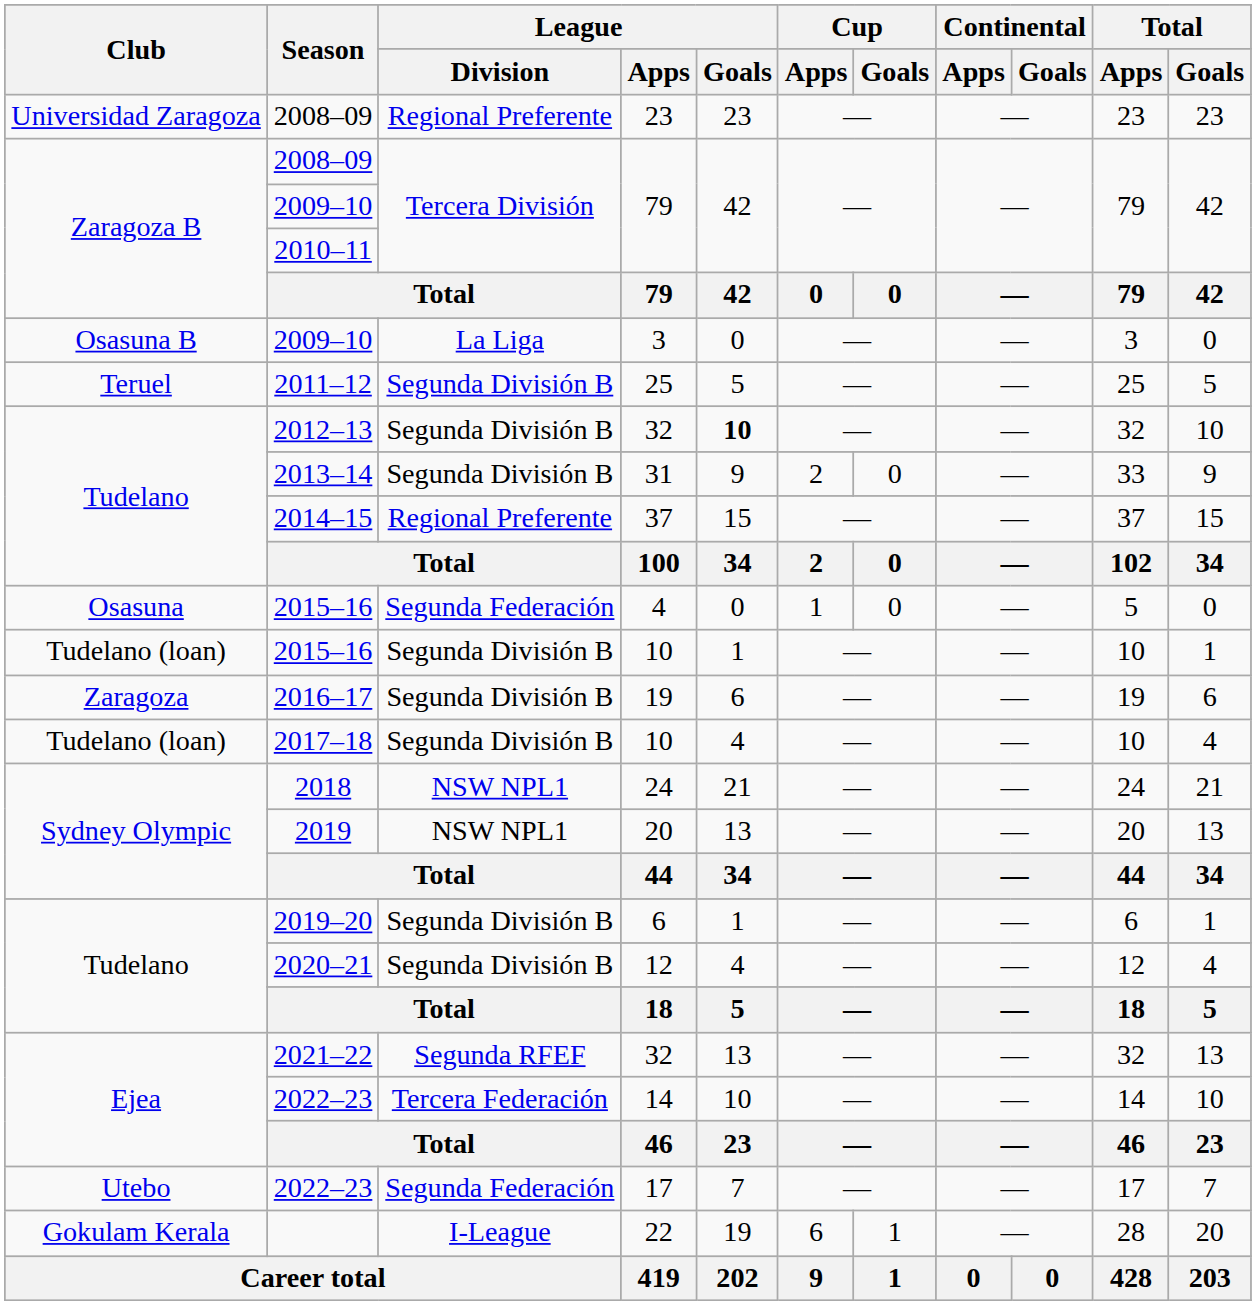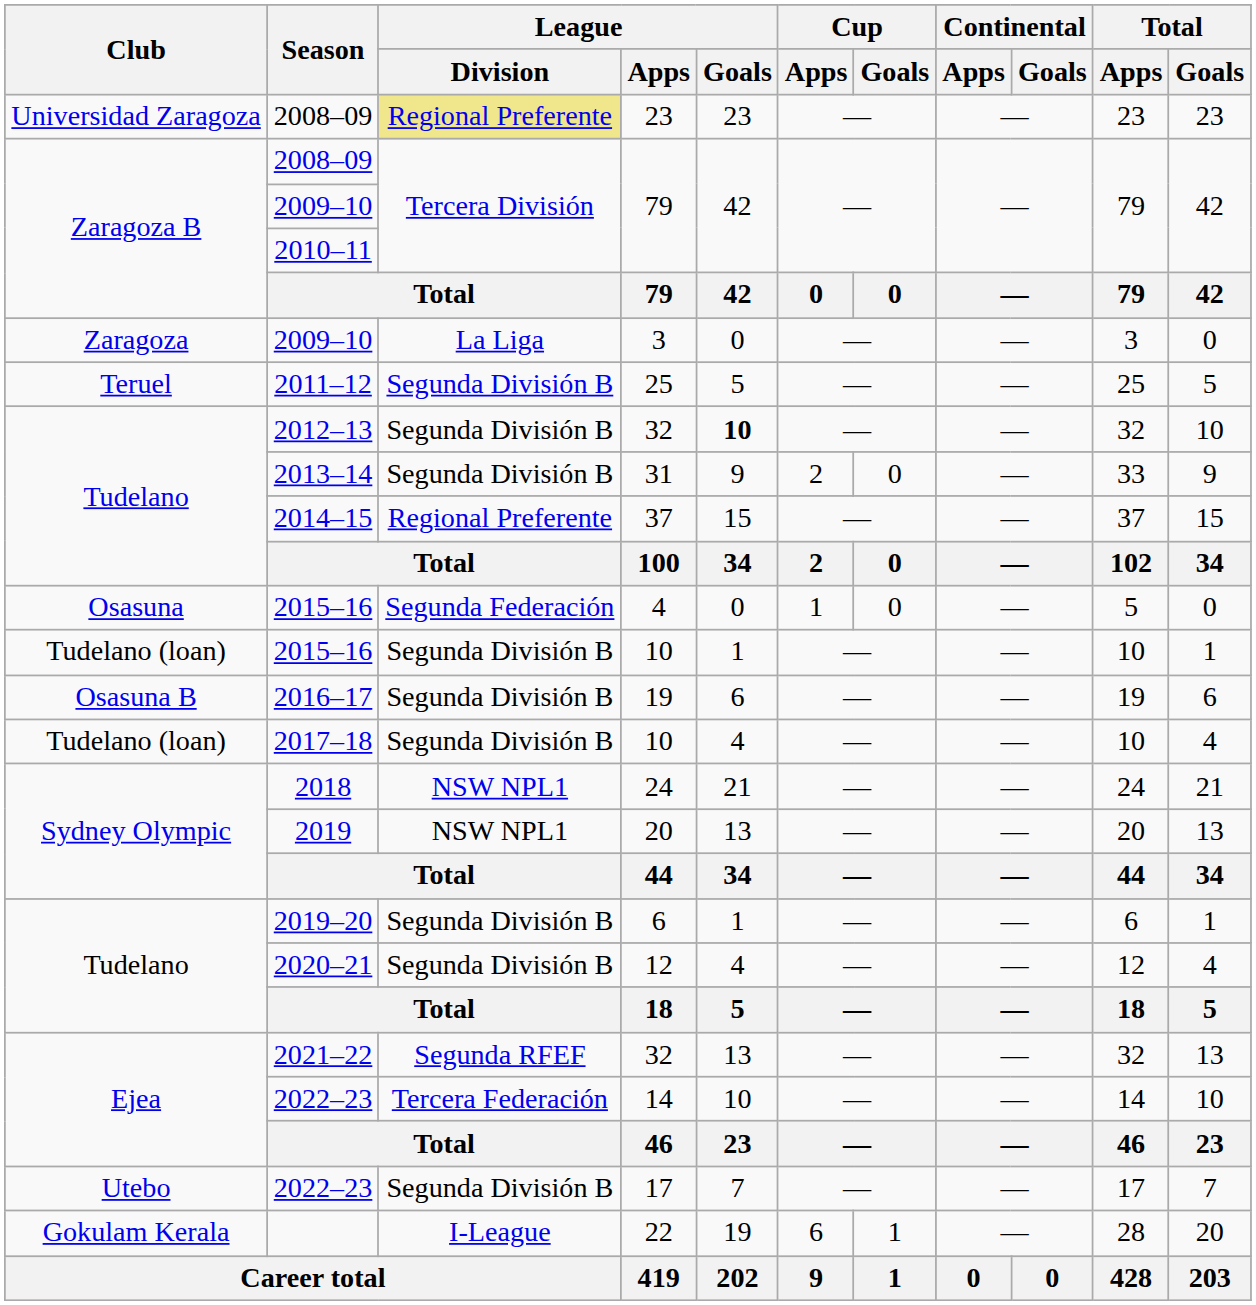(500, 116) no background -> (500, 116) khaki background
(136, 339) Osasuna B -> (136, 339) Zaragoza
(136, 696) Zaragoza -> (136, 696) Osasuna B
(500, 1187) Segunda Federación -> (500, 1187) Segunda División B
